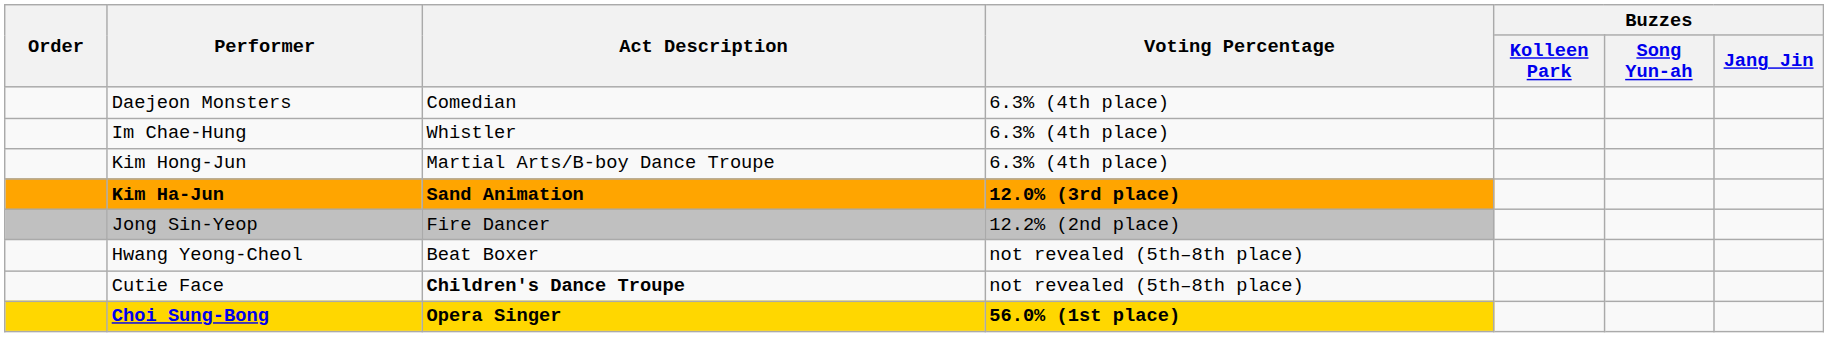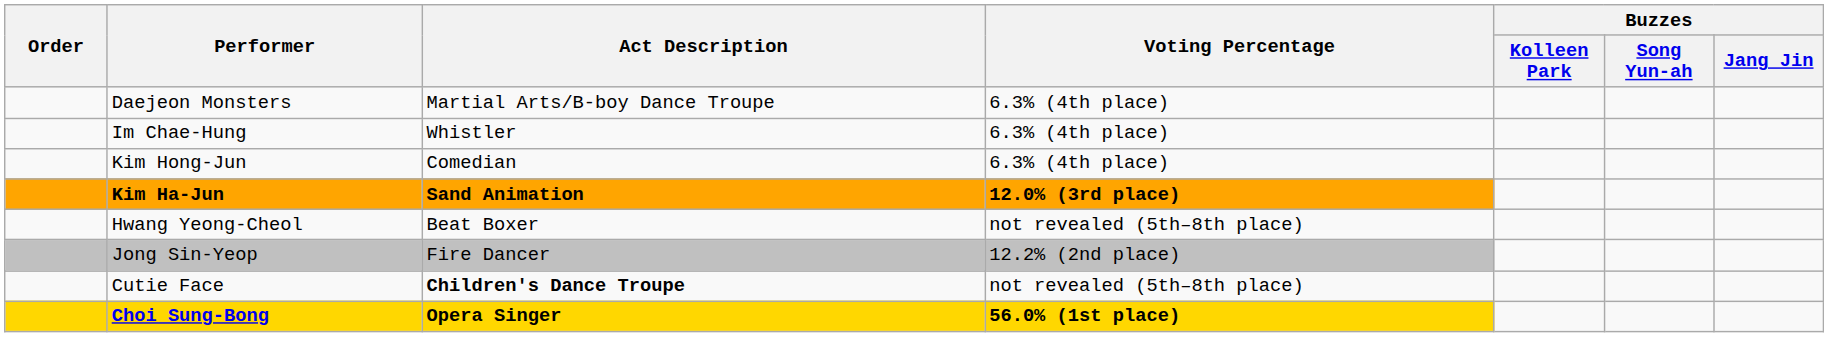(472, 103) Comedian -> (601, 103) Martial Arts/B-boy Dance Troupe
(601, 164) Martial Arts/B-boy Dance Troupe -> (472, 164) Comedian
rows swapped: (207, 255) <-> (185, 225)
